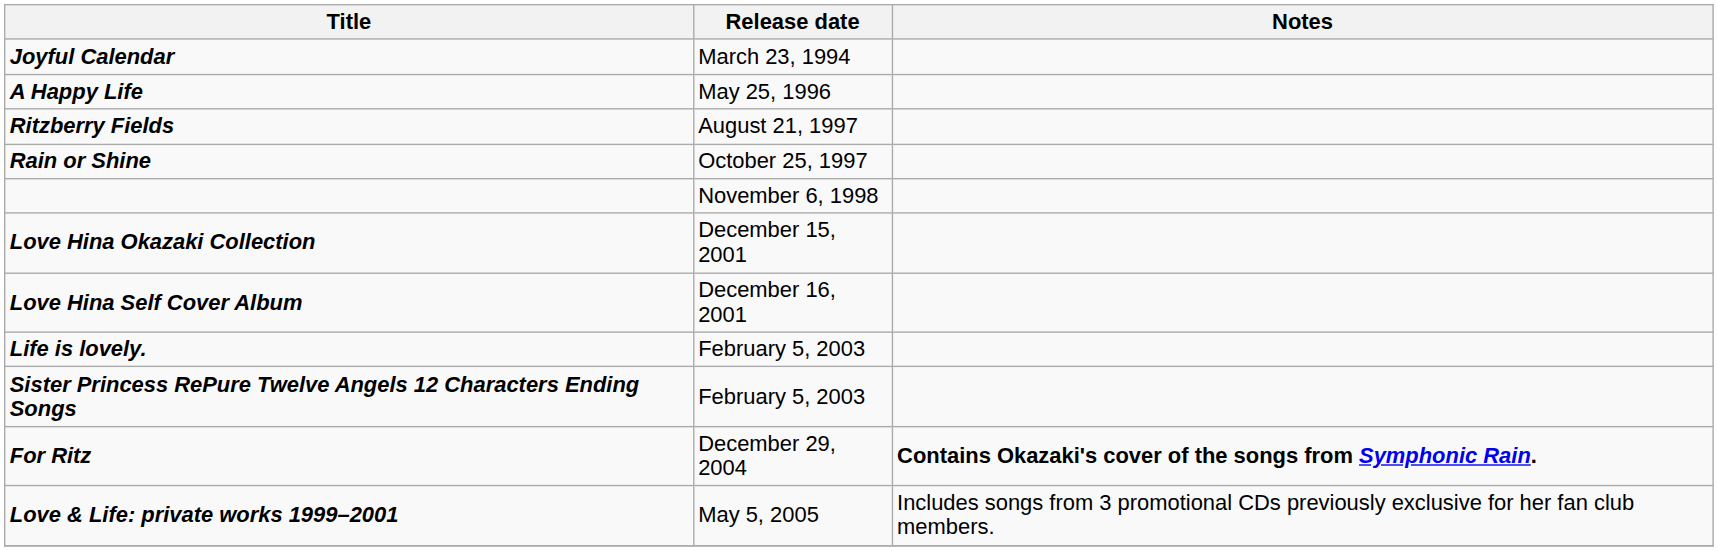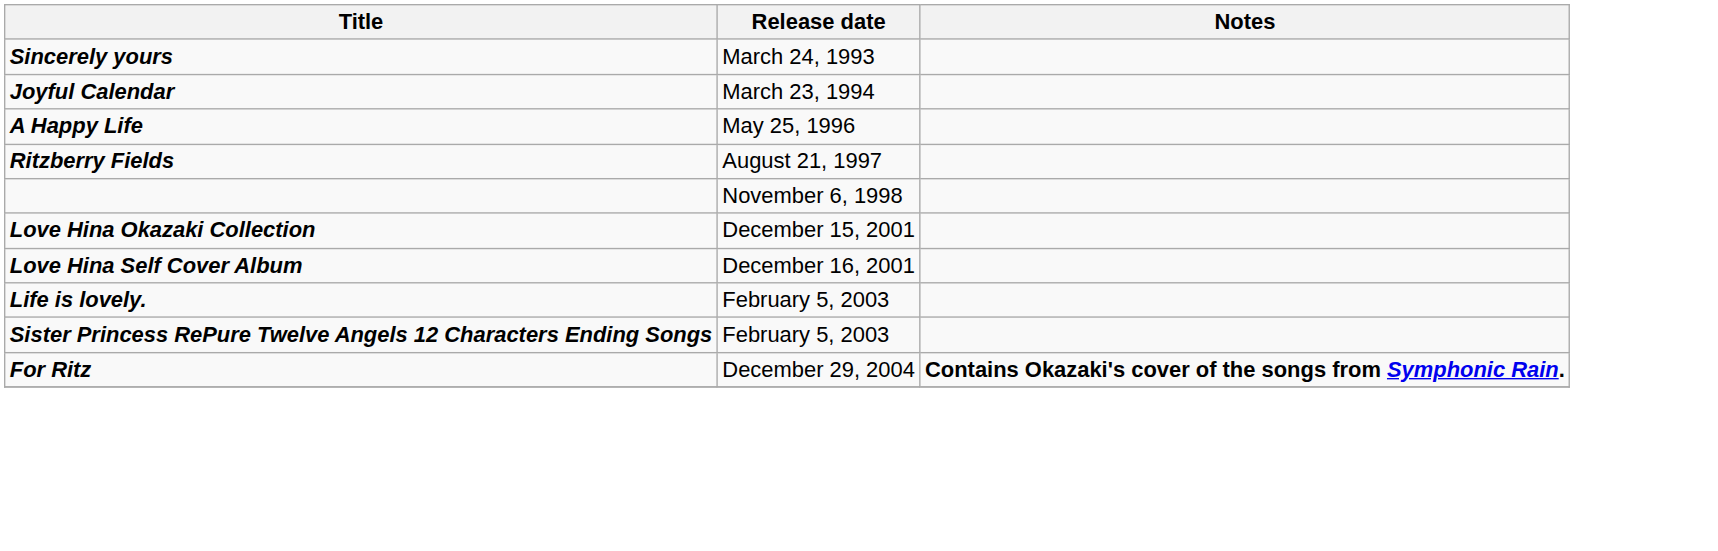+ row: (91, 56)
- row: (80, 160)
- row: (204, 515)
